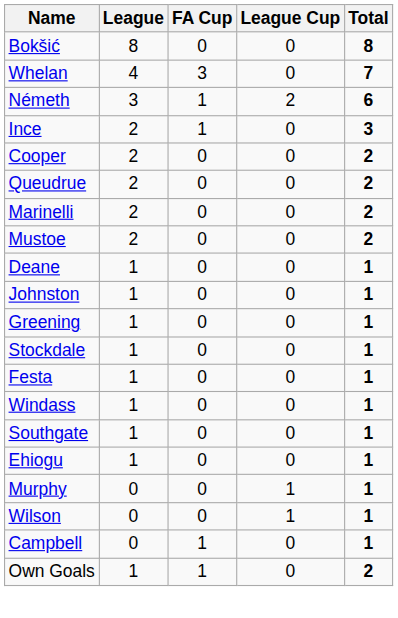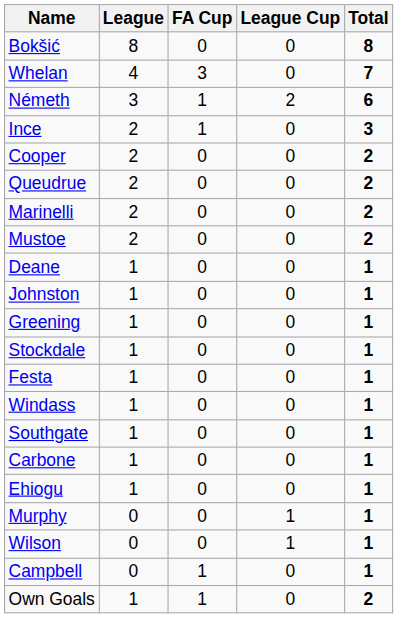+ row: (42, 460)
